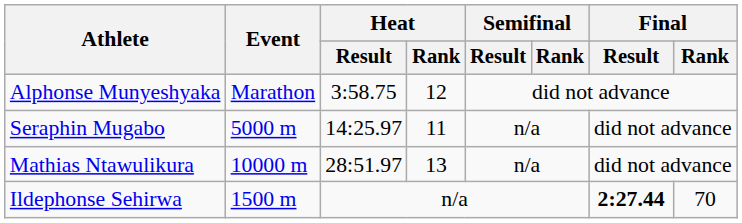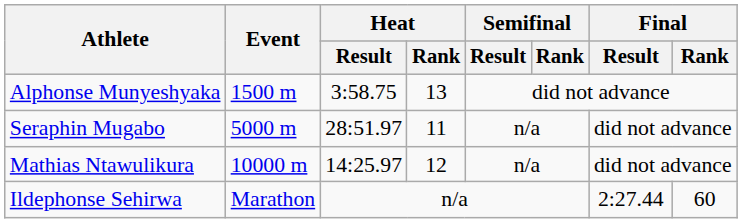(273, 92) Marathon -> (264, 92) 1500 m
(436, 92) 12 -> (436, 92) 13
(364, 128) 14:25.97 -> (364, 128) 28:51.97
(364, 164) 28:51.97 -> (364, 164) 14:25.97
(436, 164) 13 -> (436, 164) 12
(264, 200) 1500 m -> (273, 200) Marathon
(631, 200) bold -> (631, 200) normal
(705, 200) 70 -> (705, 200) 60
